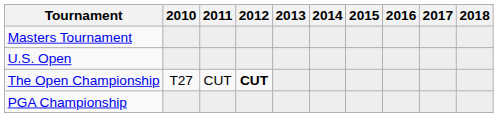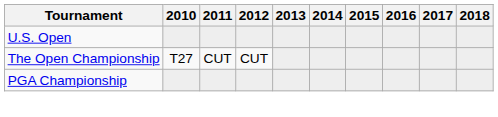- row: (70, 37)
(254, 80) bold -> (254, 59) normal
